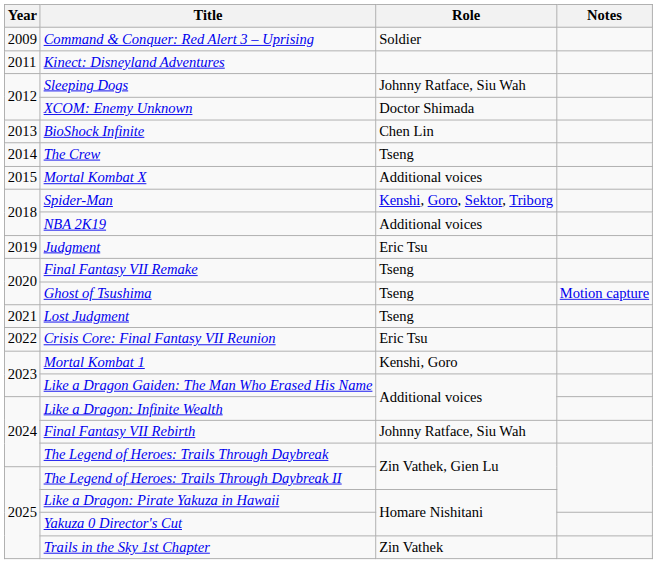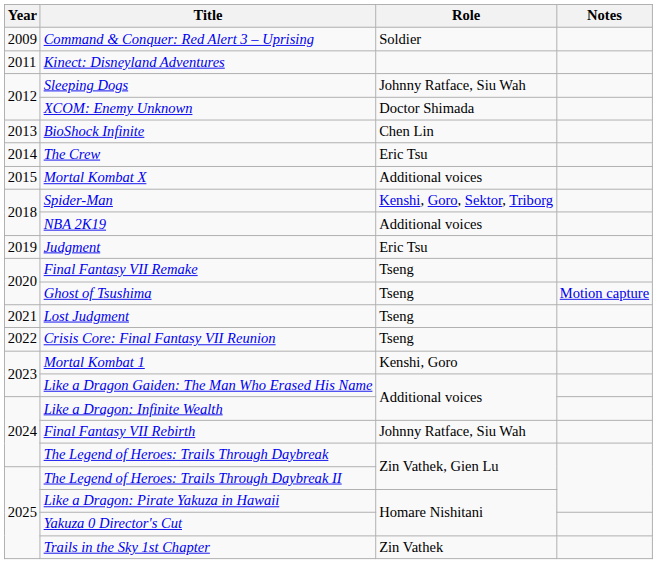(396, 154) Tseng -> (403, 154) Eric Tsu
(403, 339) Eric Tsu -> (396, 339) Tseng
